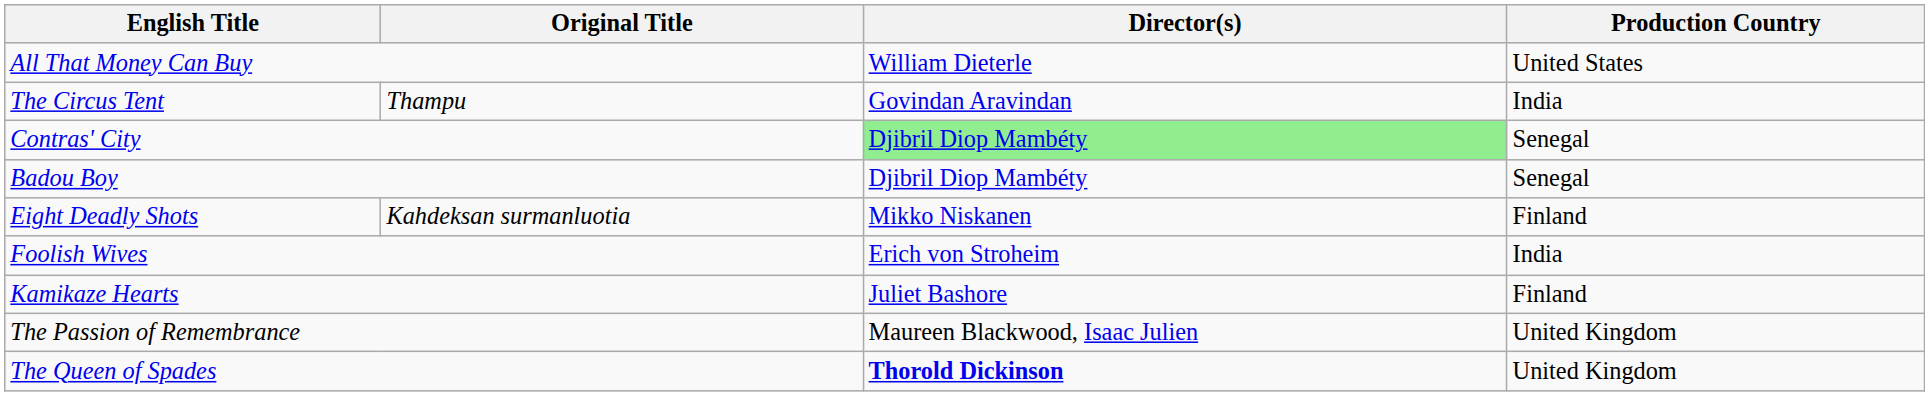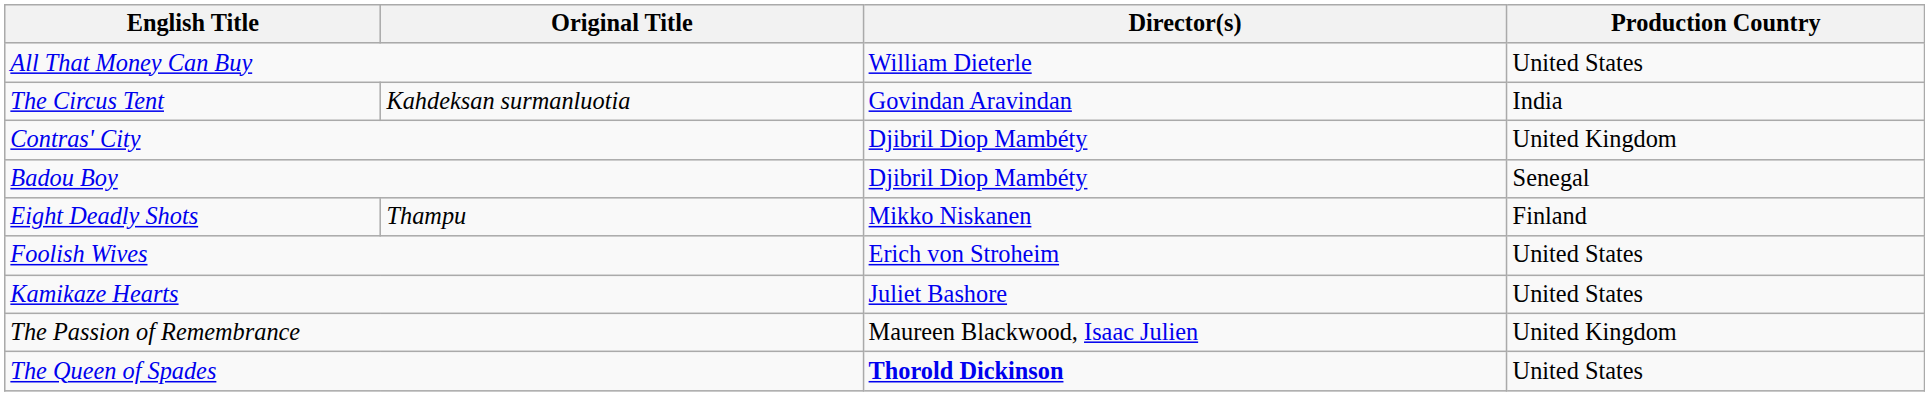(426, 100) Thampu -> (508, 100) Kahdeksan surmanluotia
(978, 139) lightgreen background -> (978, 139) no background
(1551, 139) Senegal -> (1595, 139) United Kingdom
(508, 216) Kahdeksan surmanluotia -> (426, 216) Thampu
(1538, 255) India -> (1578, 255) United States
(1550, 293) Finland -> (1578, 293) United States
(1595, 370) United Kingdom -> (1578, 370) United States
